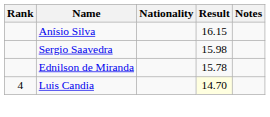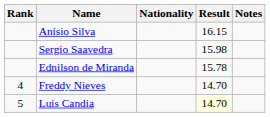+ row: (72, 85)
(20, 85) 4 -> (20, 103) 5
